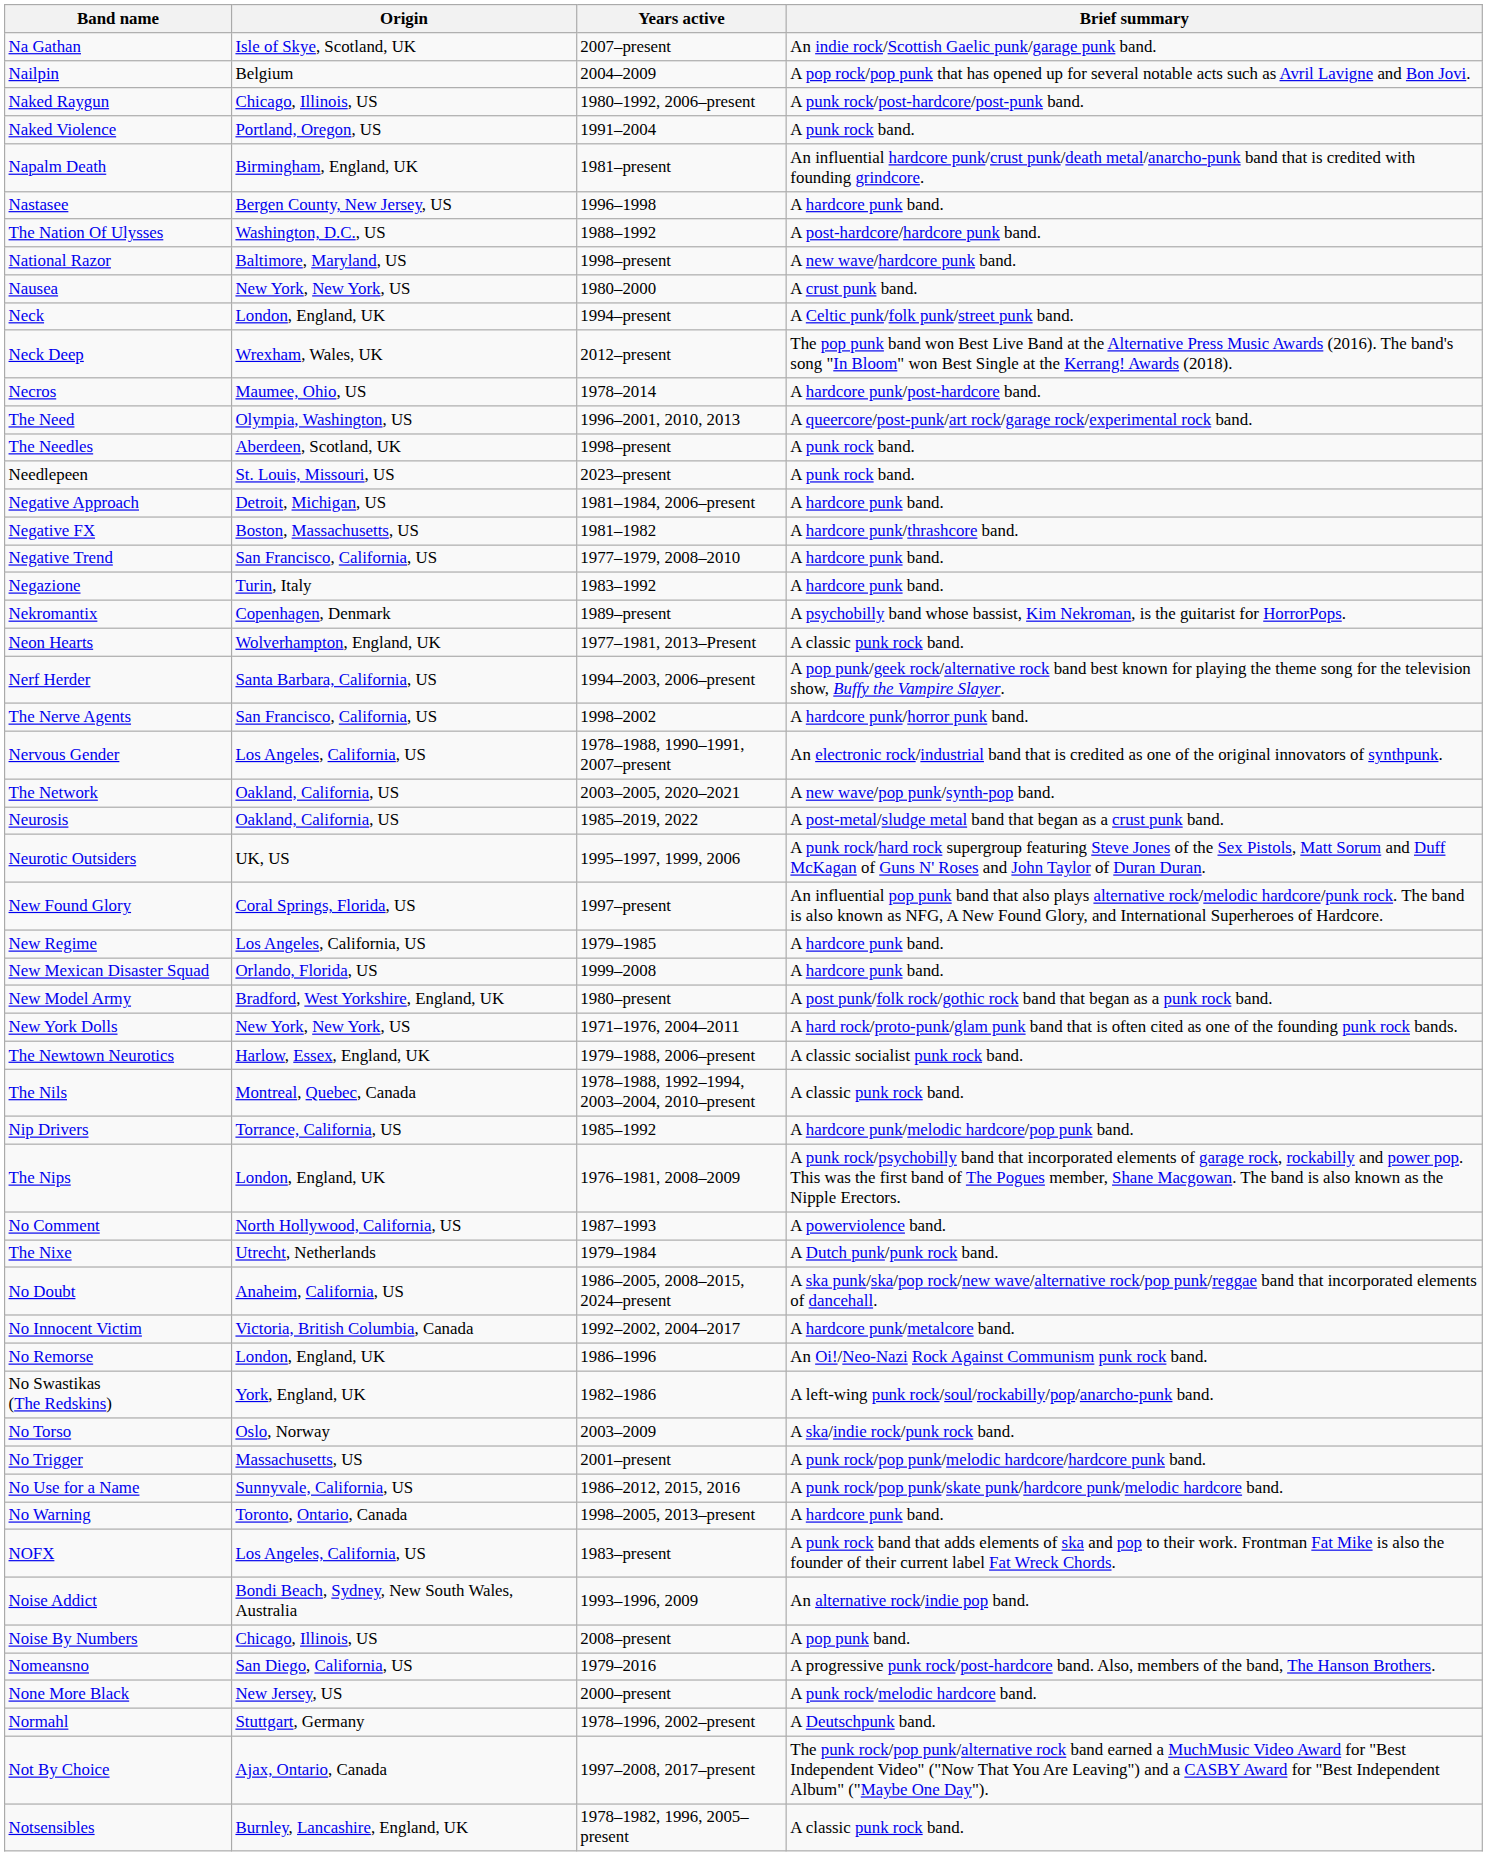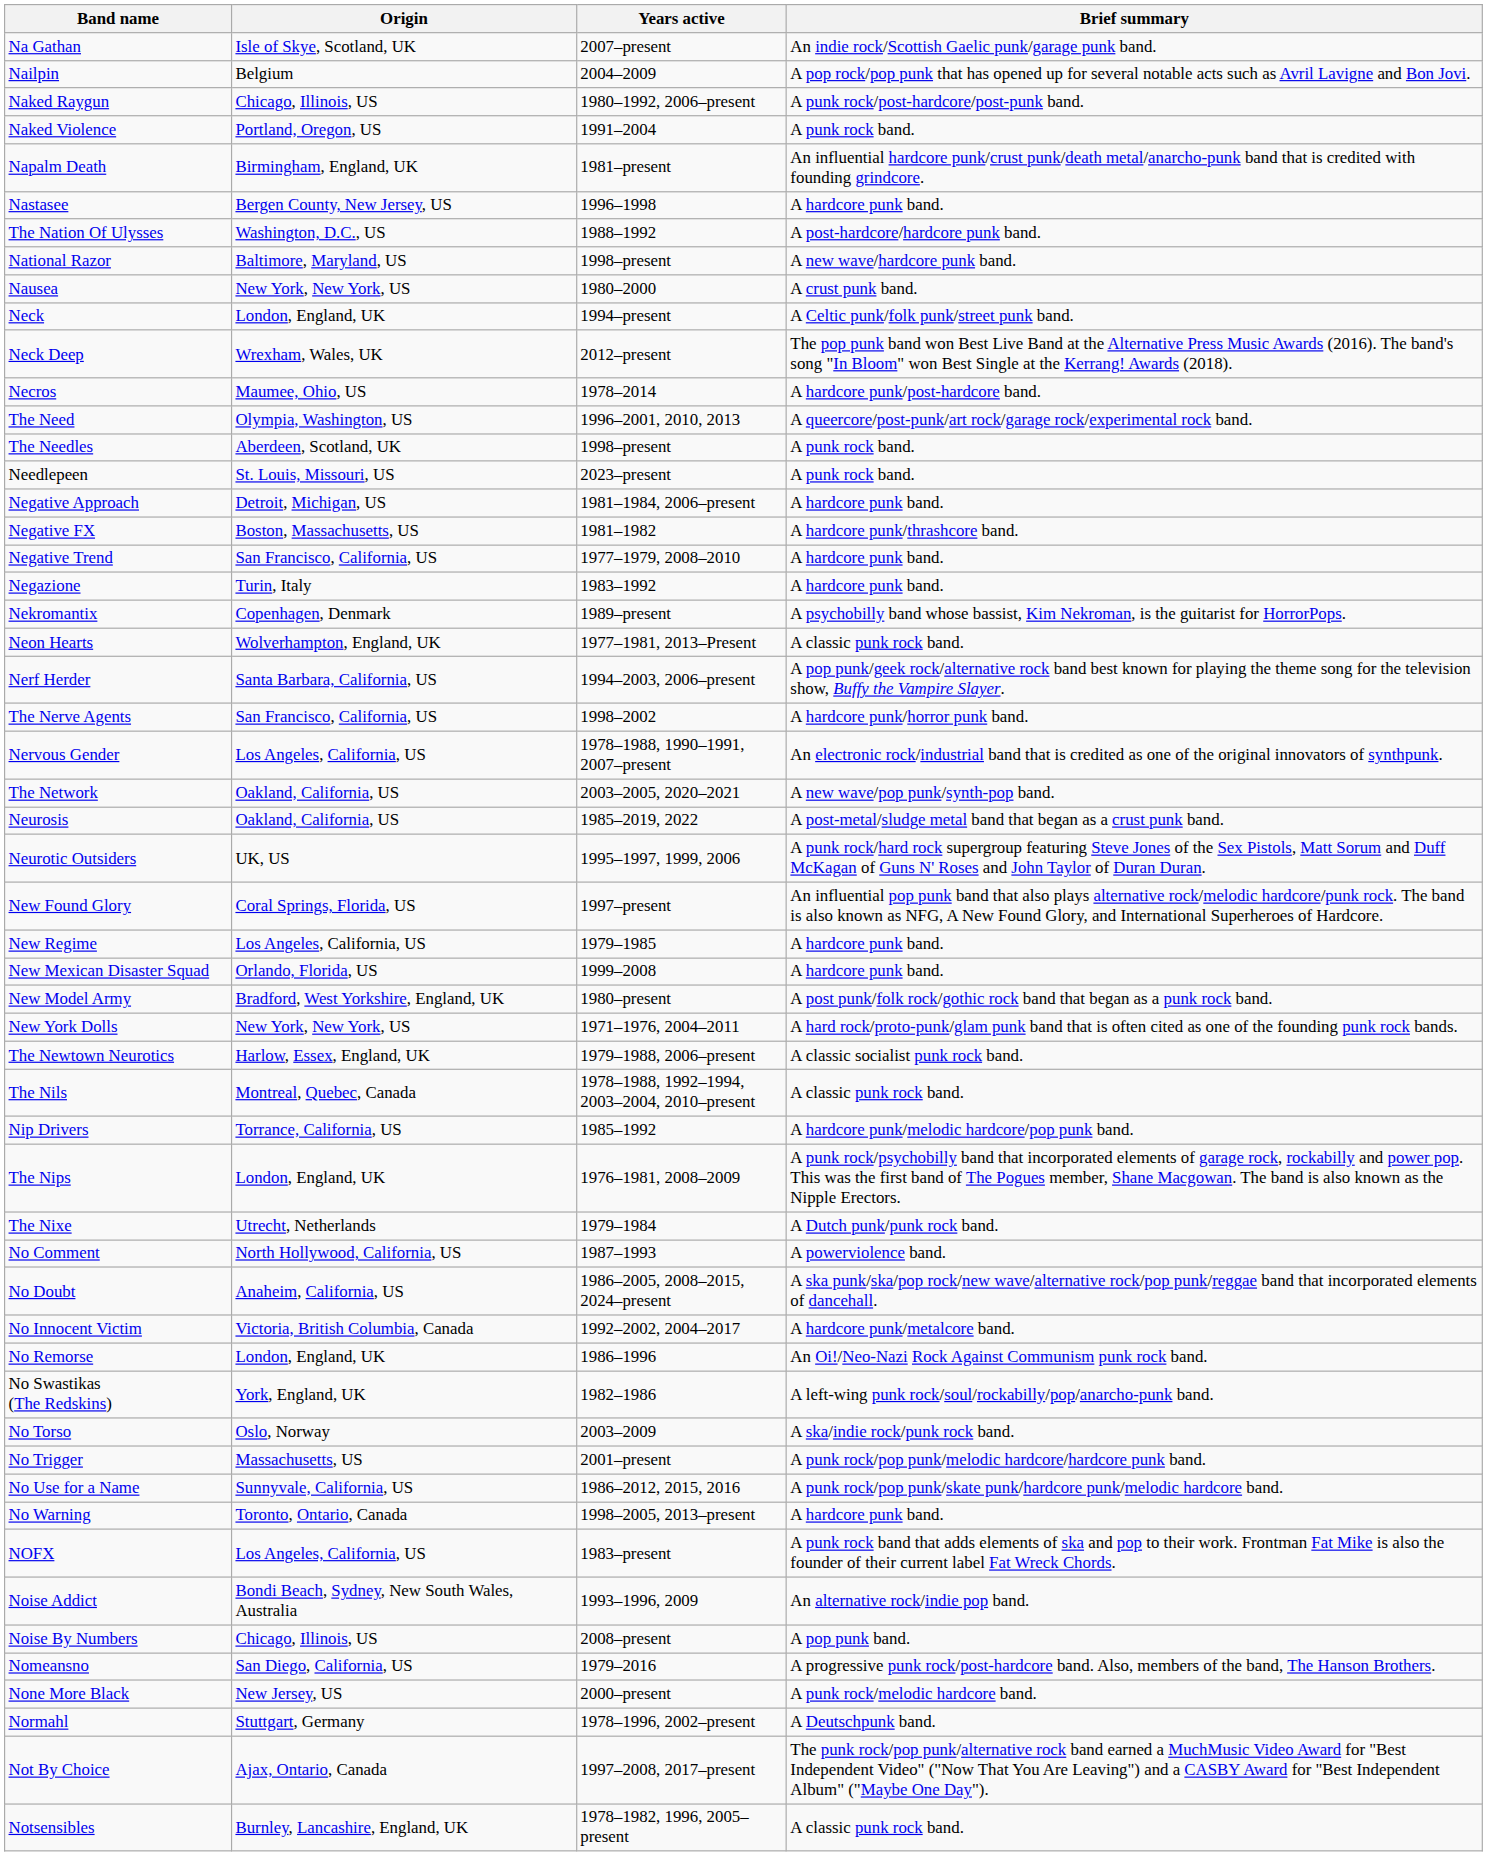rows swapped: (40, 1253) <-> (54, 1225)
